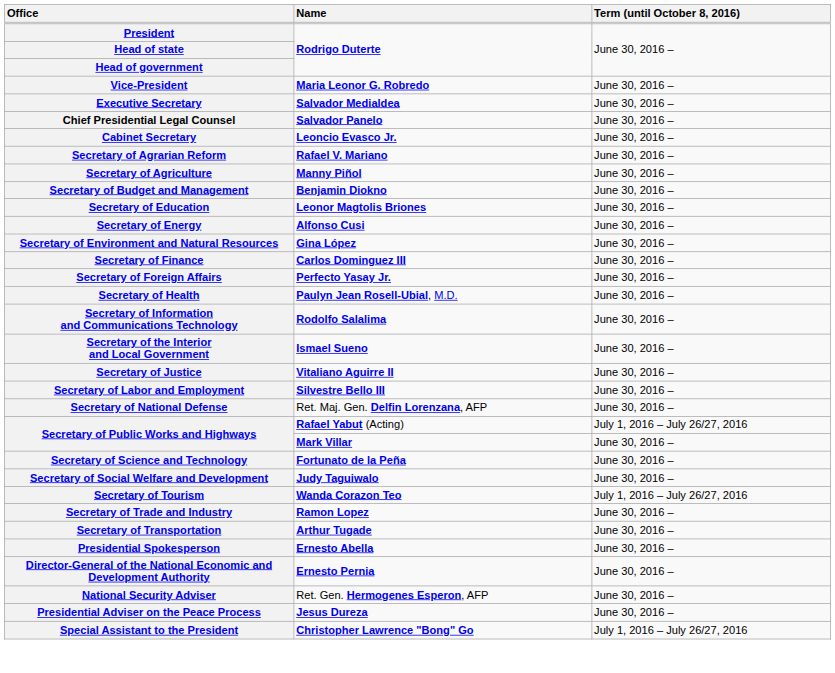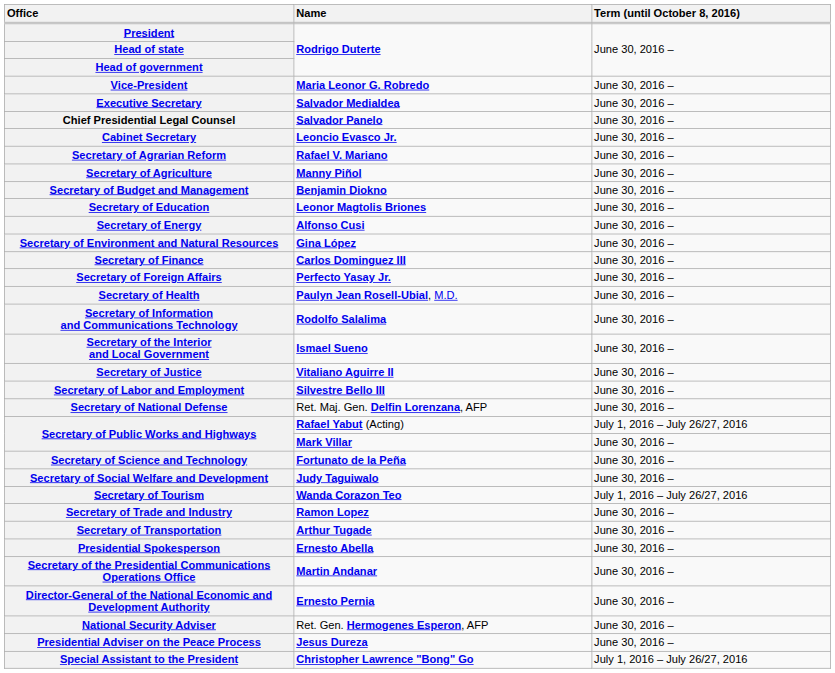+ row: (149, 571)
